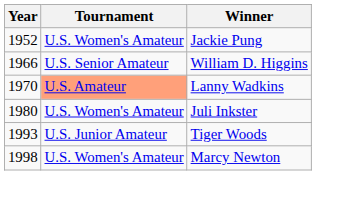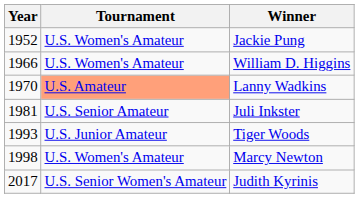(107, 63) U.S. Senior Amateur -> (114, 63) U.S. Women's Amateur
(23, 110) 1980 -> (23, 110) 1981
(114, 110) U.S. Women's Amateur -> (107, 110) U.S. Senior Amateur
+ row: (276, 181)
